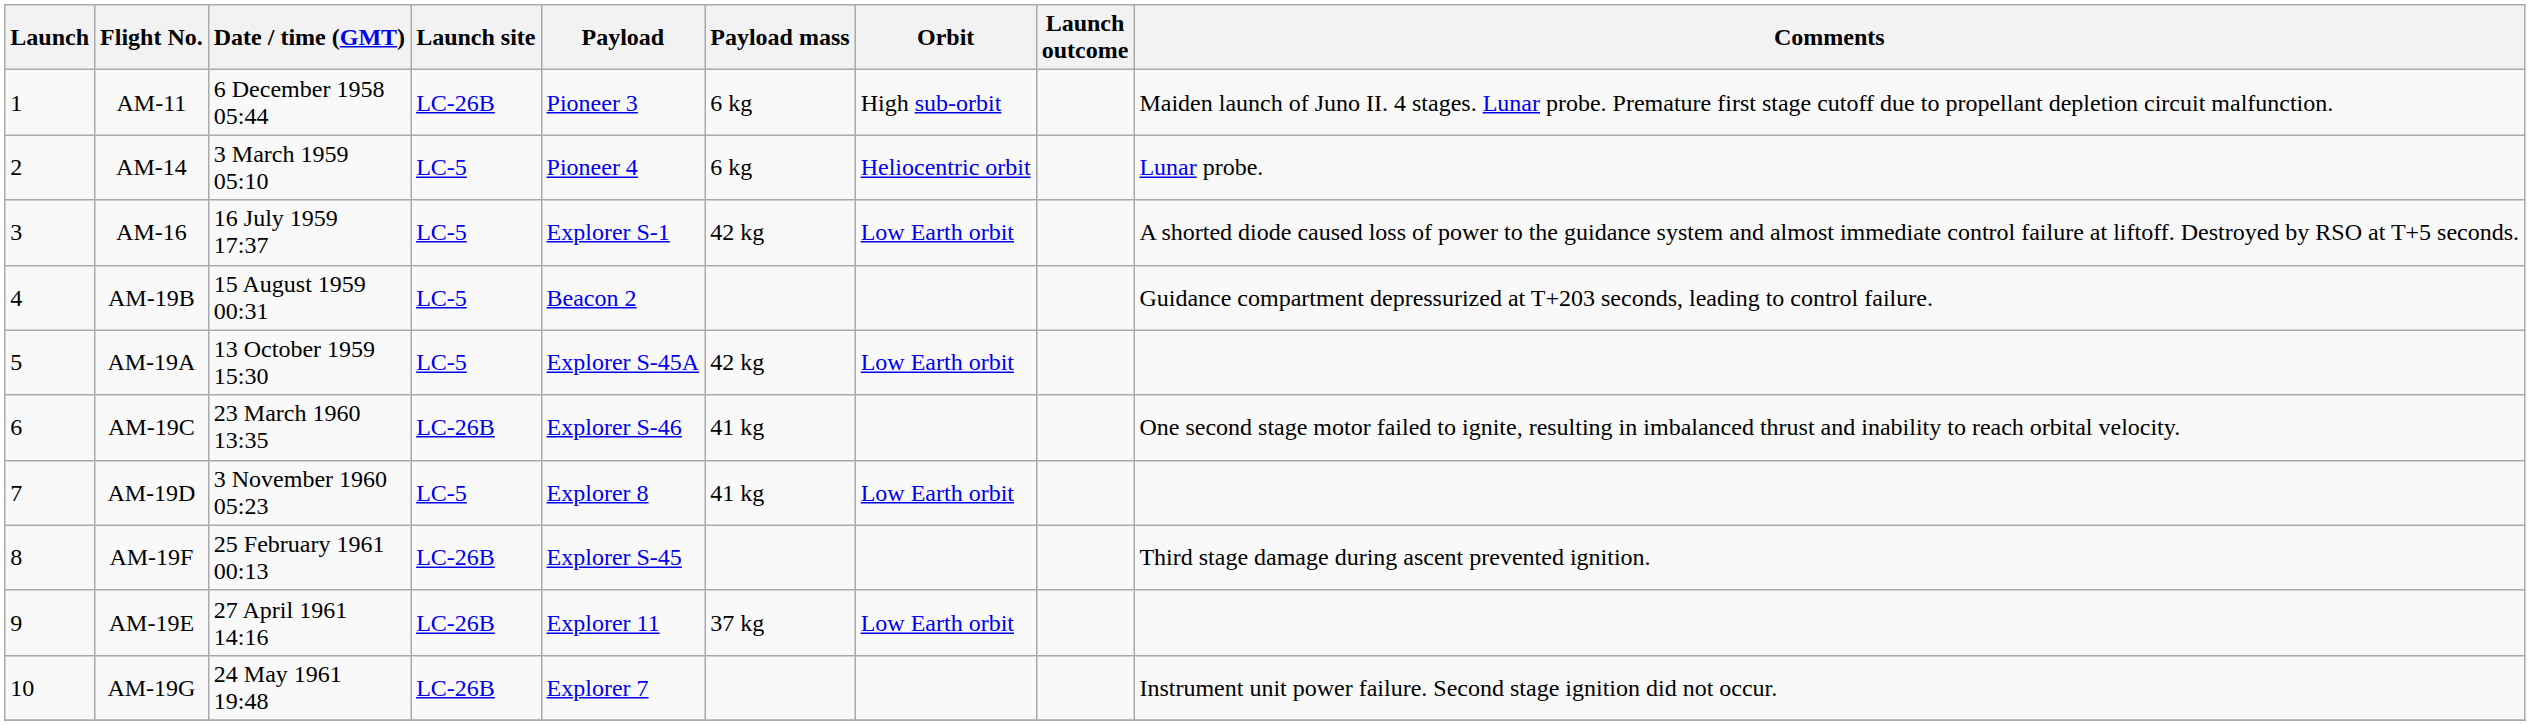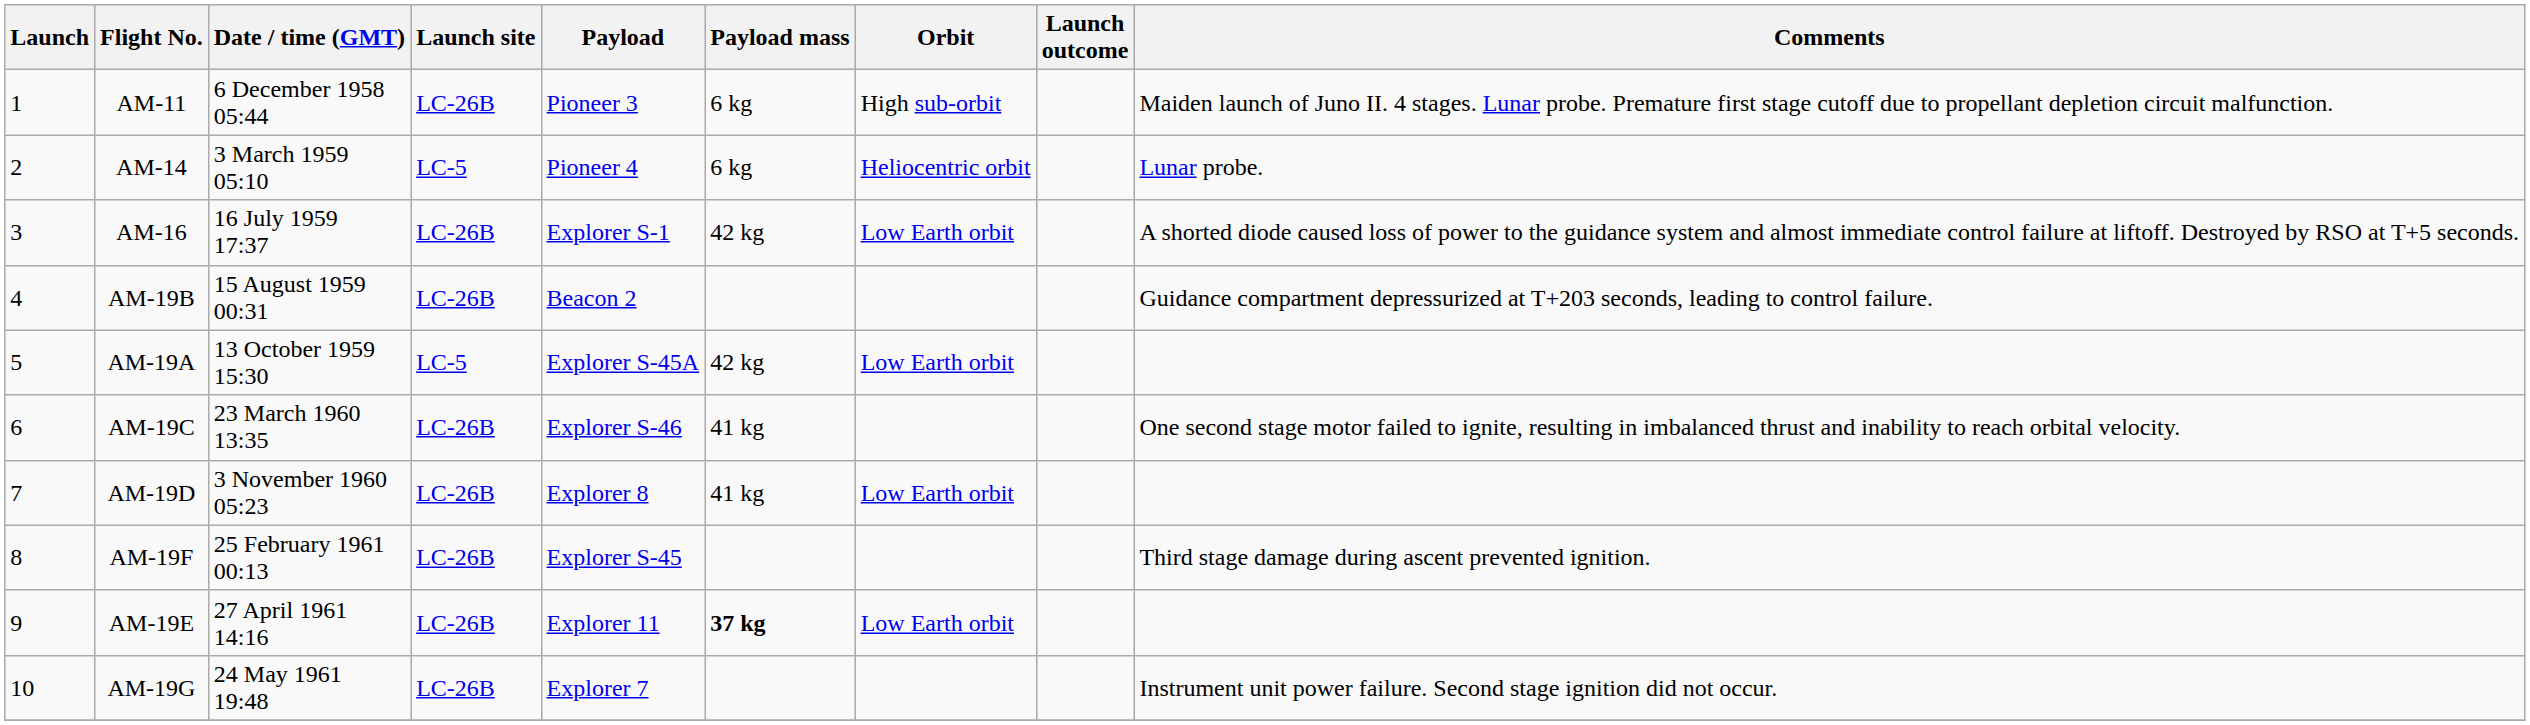(441, 232) LC-5 -> (455, 232) LC-26B
(441, 297) LC-5 -> (455, 297) LC-26B
(441, 492) LC-5 -> (455, 492) LC-26B
(737, 622) normal -> (738, 622) bold
